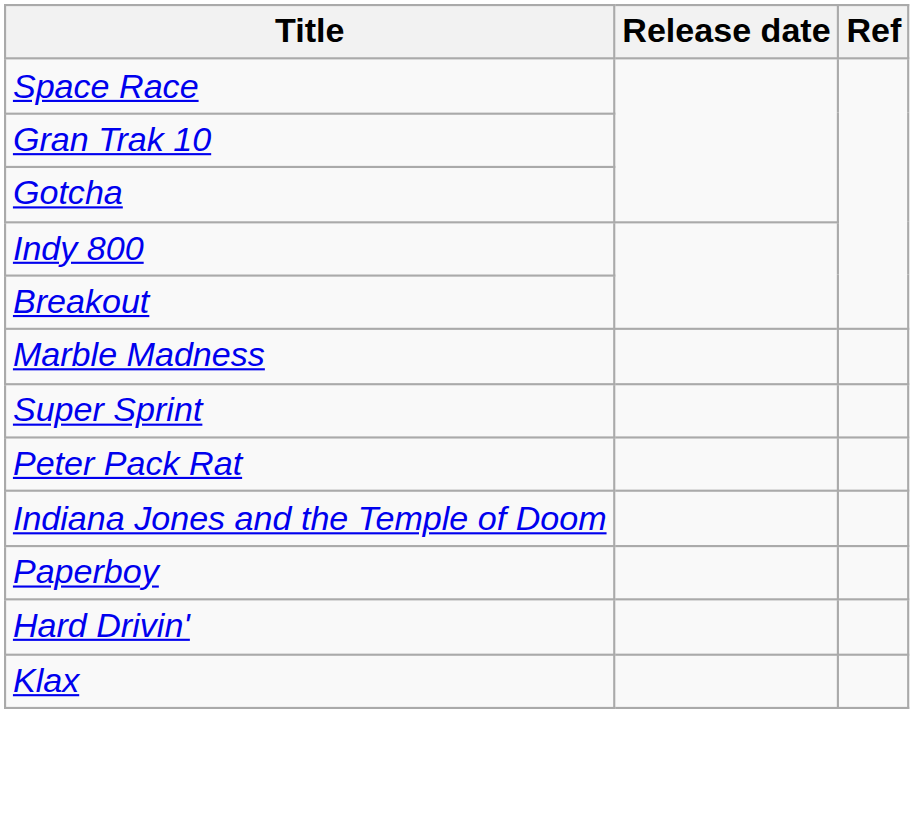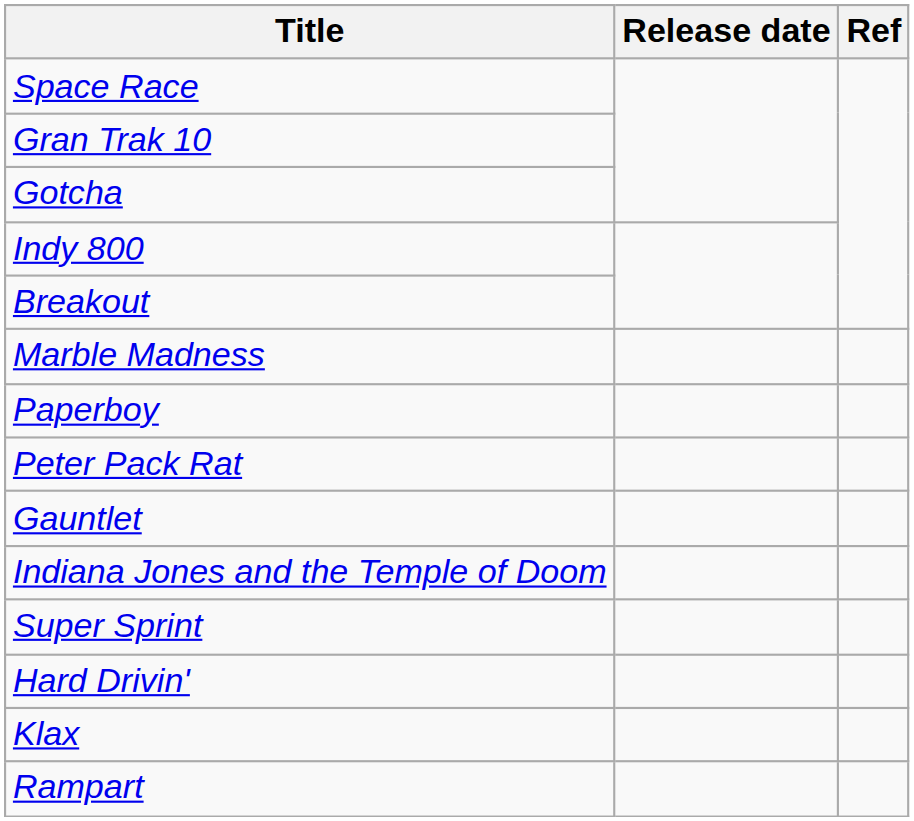rows swapped: (86, 572) <-> (108, 409)
+ row: (77, 517)
+ row: (78, 788)
